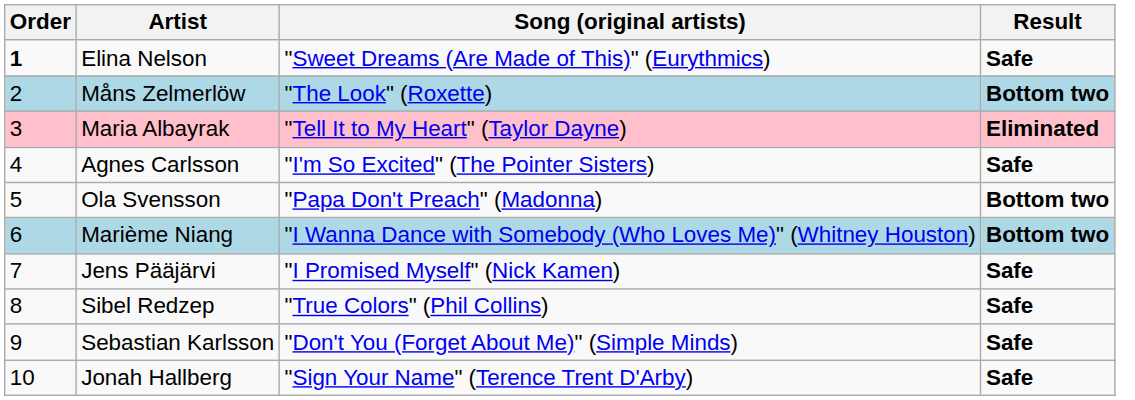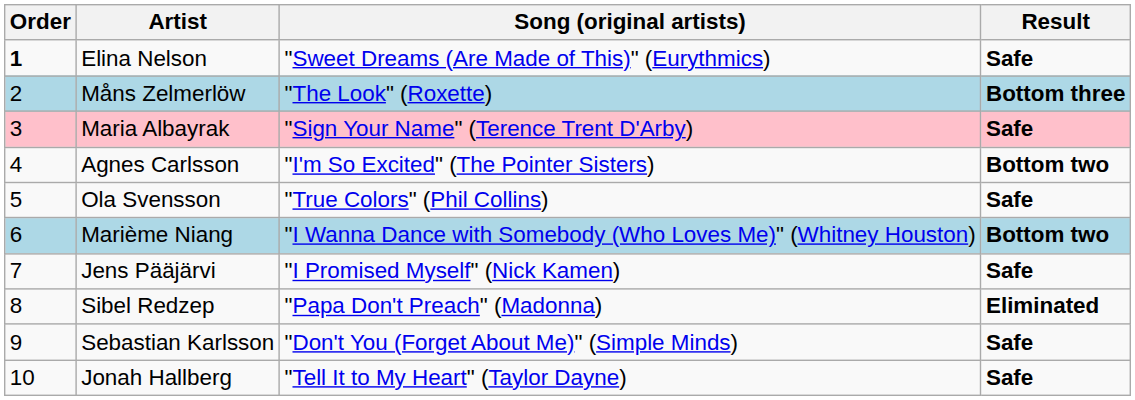(1048, 93) Bottom two -> (1056, 93) Bottom three
(456, 128) "Tell It to My Heart" (Taylor Dayne) -> (489, 128) "Sign Your Name" (Terence Trent D'Arby)
(1043, 128) Eliminated -> (1010, 128) Safe
(1010, 164) Safe -> (1048, 164) Bottom two
(443, 199) "Papa Don't Preach" (Madonna) -> (417, 199) "True Colors" (Phil Collins)
(1048, 199) Bottom two -> (1010, 199) Safe
(417, 306) "True Colors" (Phil Collins) -> (443, 306) "Papa Don't Preach" (Madonna)
(1010, 306) Safe -> (1043, 306) Eliminated
(489, 377) "Sign Your Name" (Terence Trent D'Arby) -> (456, 377) "Tell It to My Heart" (Taylor Dayne)
